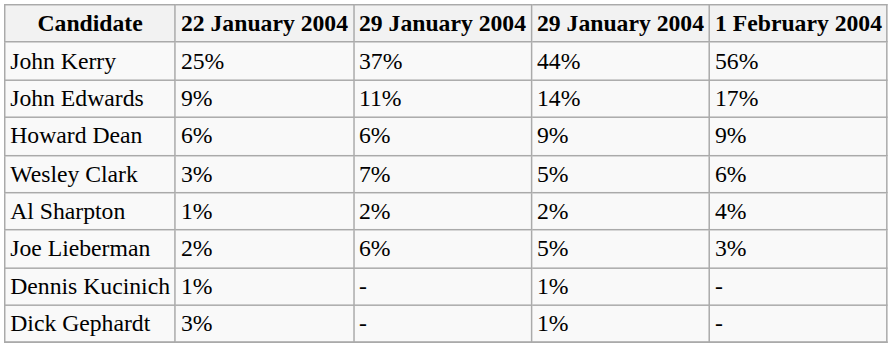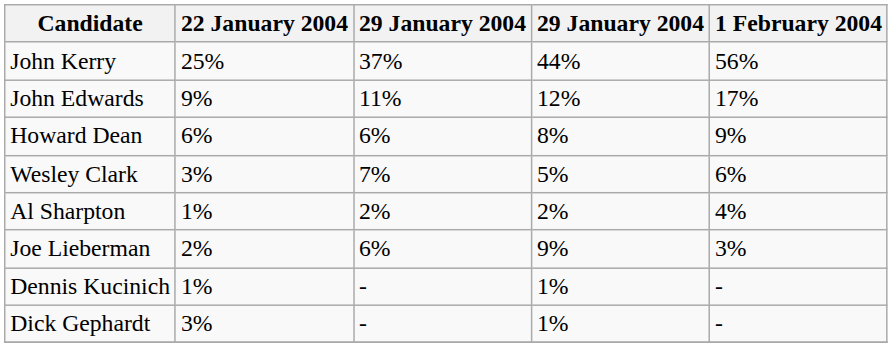(559, 98) 14% -> (559, 98) 12%
(553, 135) 9% -> (553, 135) 8%
(553, 248) 5% -> (553, 248) 9%
